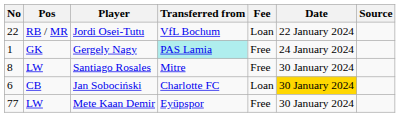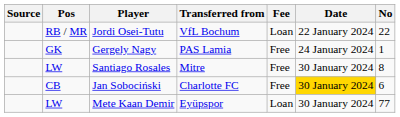columns swapped: (14, 13) <-> (376, 13)
(186, 49) paleturquoise background -> (205, 49) no background
(262, 85) Loan -> (280, 85) Free
(260, 103) Free -> (281, 103) Loan
